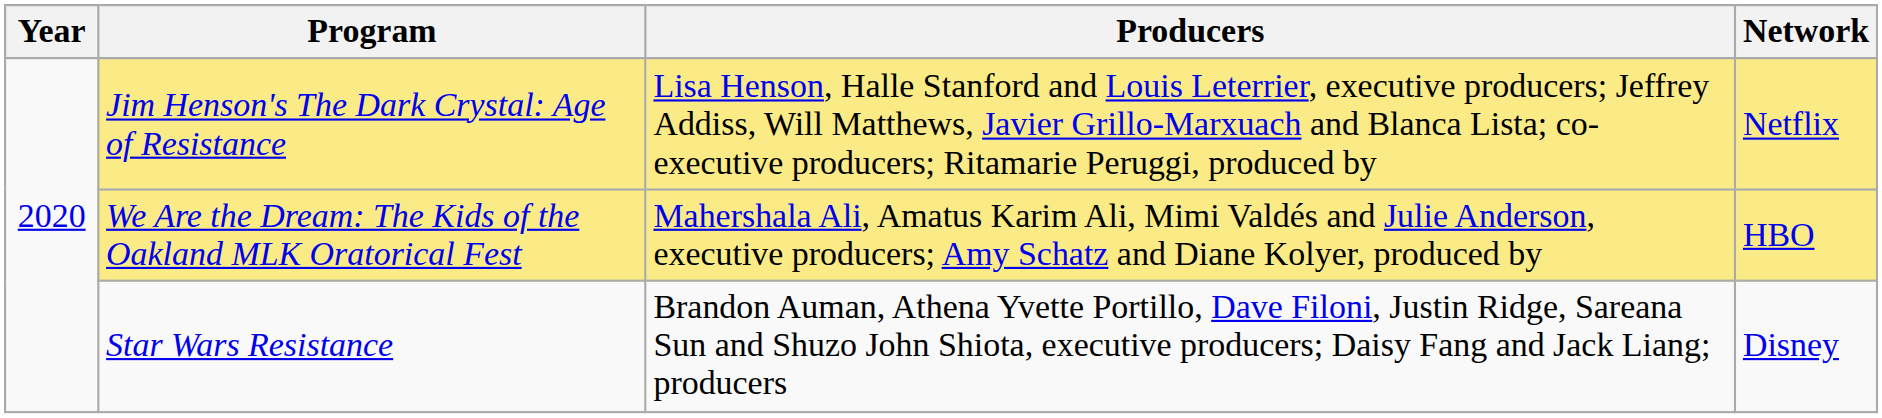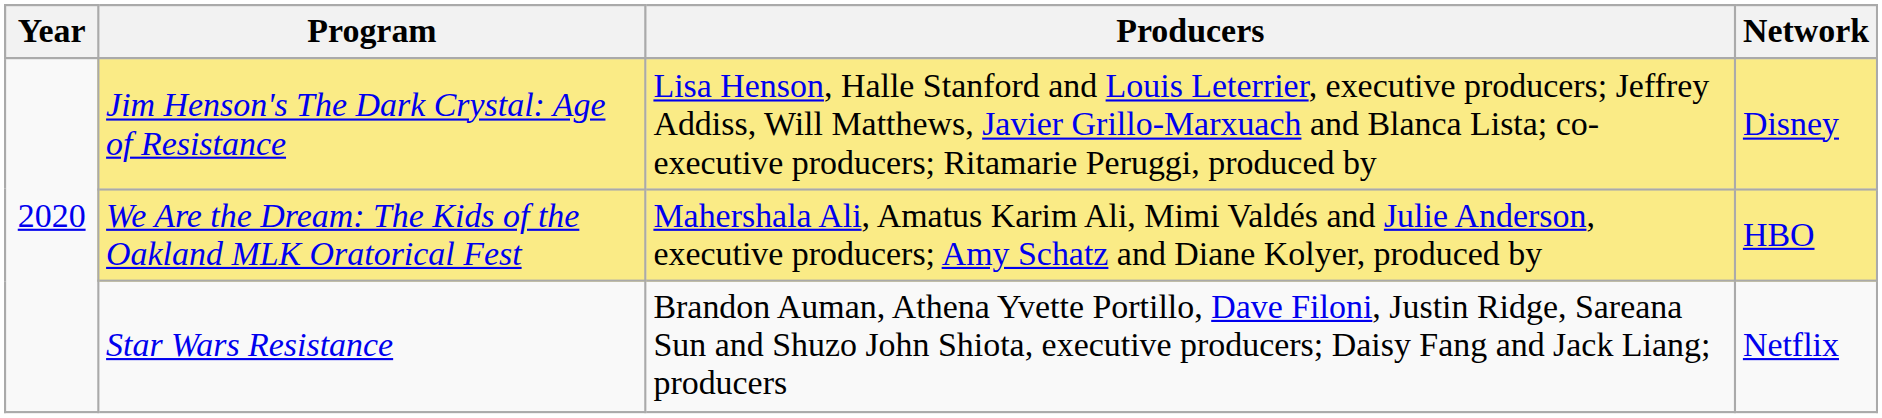(1791, 123) Netflix -> (1791, 123) Disney
(1791, 345) Disney -> (1791, 345) Netflix
